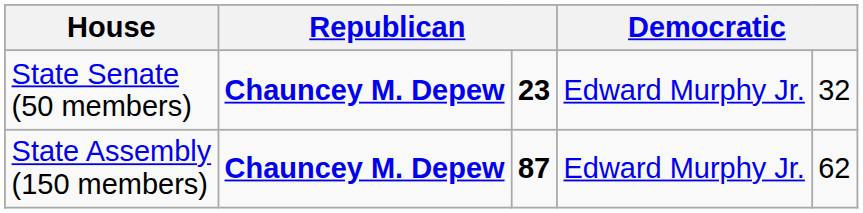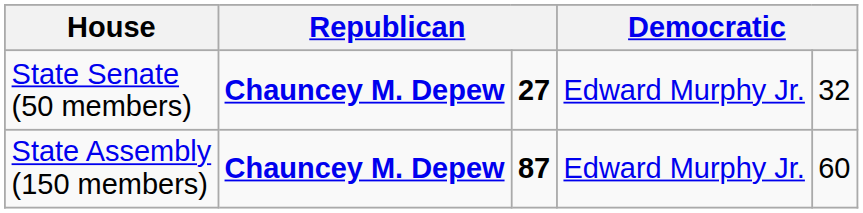(534, 89) 23 -> (534, 89) 27
(834, 168) 62 -> (834, 168) 60
